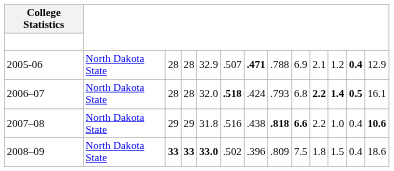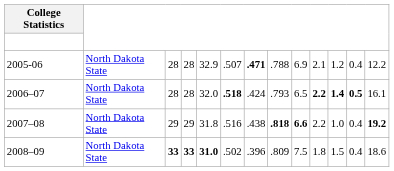(356, 65) bold -> (356, 65) normal
(377, 65) 12.9 -> (377, 65) 12.2
(301, 94) 6.8 -> (301, 94) 6.5
(377, 123) 10.6 -> (377, 123) 19.2
(209, 152) 33.0 -> (209, 152) 31.0
